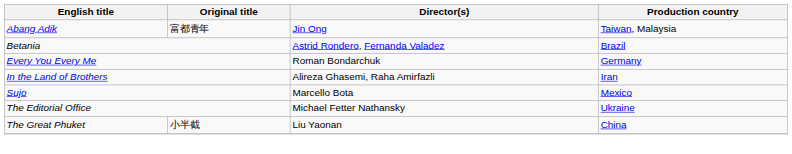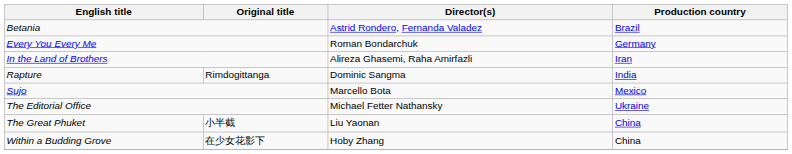- row: (32, 29)
+ row: (24, 75)
+ row: (59, 141)
